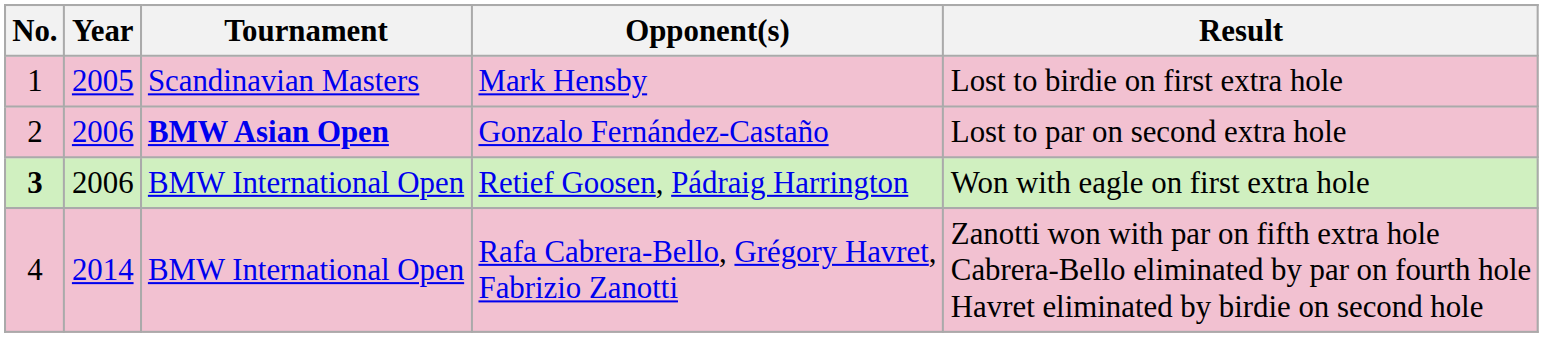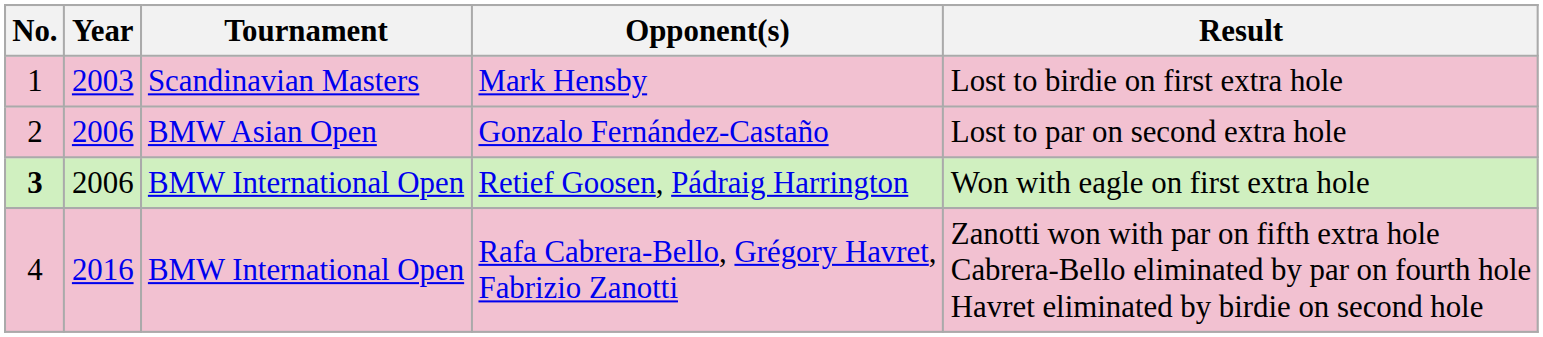(103, 81) 2005 -> (103, 81) 2003
(268, 131) bold -> (262, 131) normal
(103, 270) 2014 -> (103, 270) 2016
